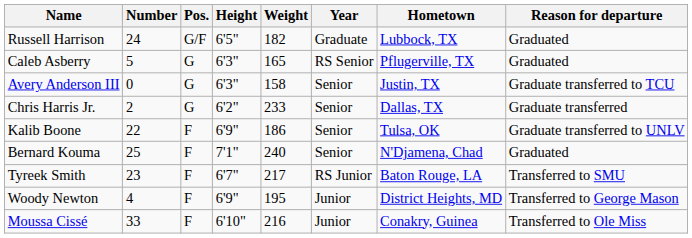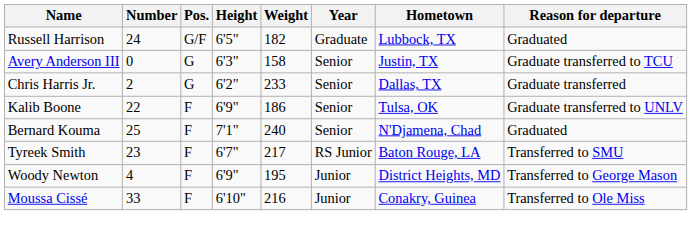- row: (49, 61)
